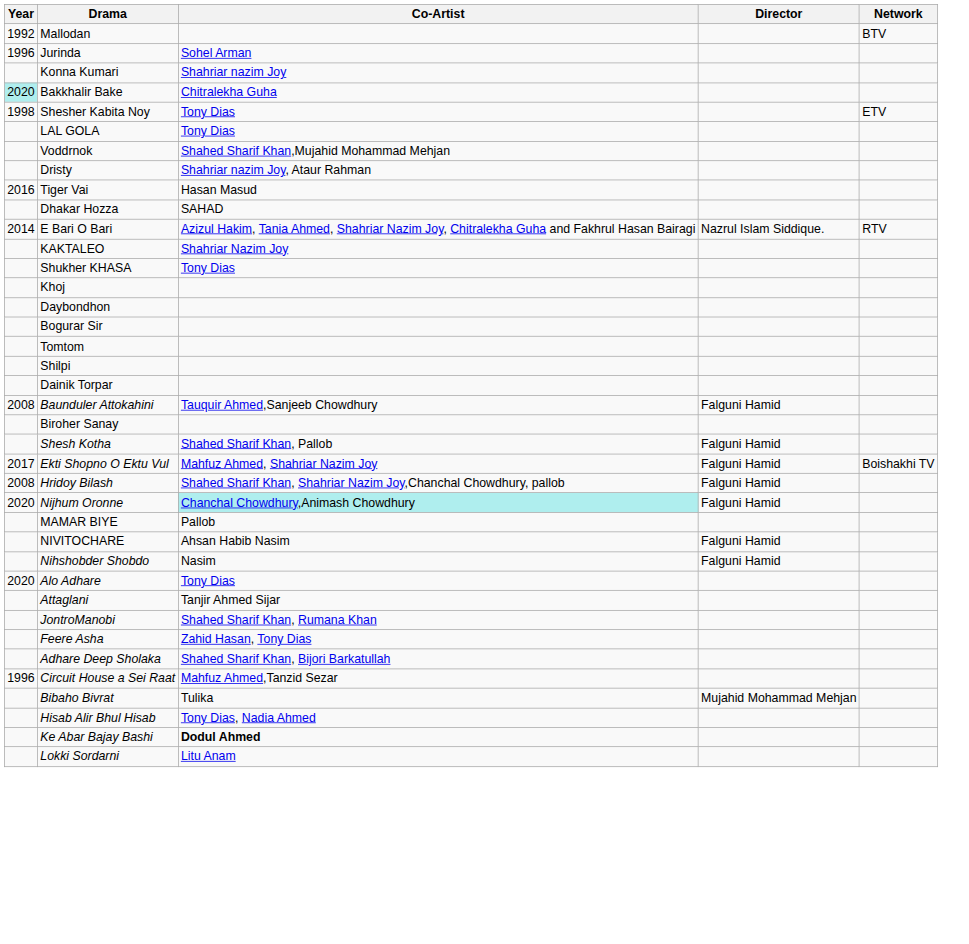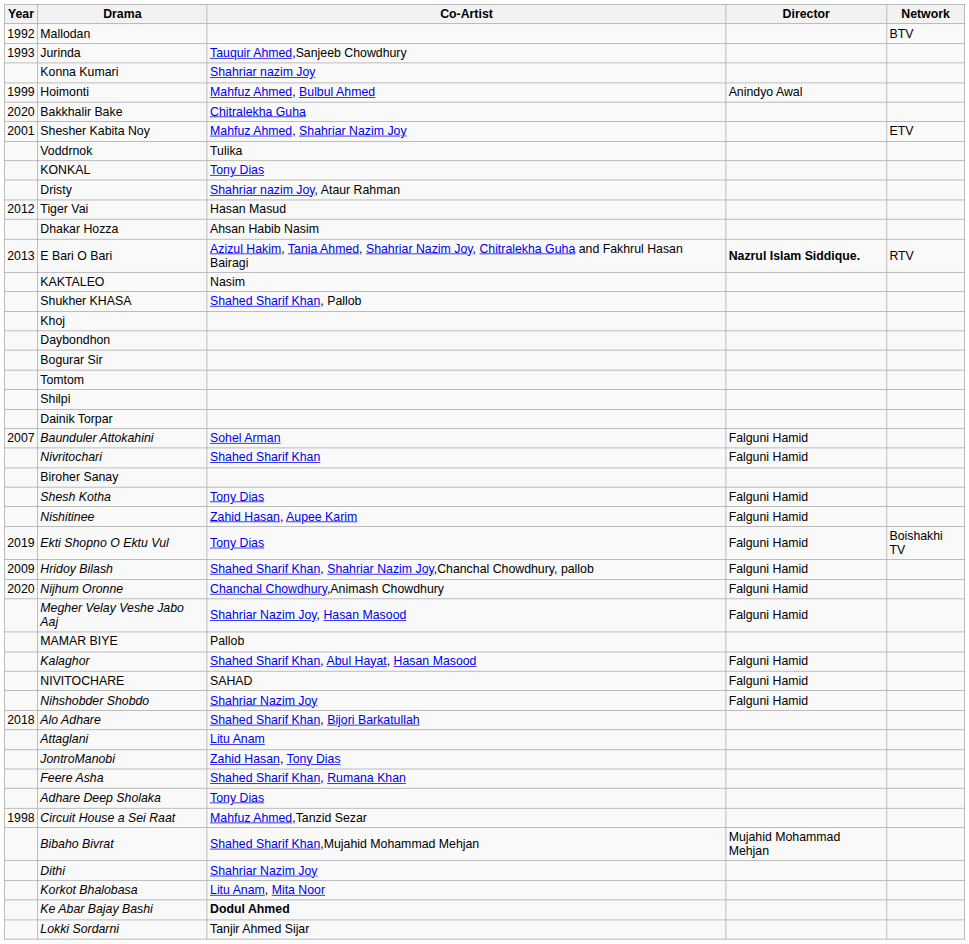(21, 53) 1996 -> (21, 53) 1993
(216, 53) Sohel Arman -> (308, 53) Tauquir Ahmed,Sanjeeb Chowdhury
+ row: (65, 92)
(21, 92) paleturquoise background -> (21, 111) no background
(21, 111) 1998 -> (21, 131) 2001
(208, 111) Tony Dias -> (308, 131) Mahfuz Ahmed, Shahriar Nazim Joy
- row: (70, 131)
(315, 151) Shahed Sharif Khan,Mujahid Mohammad Mehjan -> (226, 151) Tulika
+ row: (65, 170)
(21, 190) 2016 -> (21, 209) 2012
(202, 209) SAHAD -> (264, 229) Ahsan Habib Nasim
(21, 229) 2014 -> (21, 255) 2013
(763, 229) normal -> (794, 255) bold
(235, 248) Shahriar Nazim Joy -> (227, 282) Nasim
(208, 268) Tony Dias -> (286, 301) Shahed Sharif Khan, Pallob
(21, 405) 2008 -> (21, 438) 2007
(279, 405) Tauquir Ahmed,Sanjeeb Chowdhury -> (245, 438) Sohel Arman
+ row: (71, 457)
(257, 444) Shahed Sharif Khan, Pallob -> (237, 497) Tony Dias
+ row: (67, 516)
(21, 463) 2017 -> (21, 543) 2019
(279, 463) Mahfuz Ahmed, Shahriar Nazim Joy -> (237, 543) Tony Dias
(21, 483) 2008 -> (21, 569) 2009
(298, 502) paleturquoise background -> (327, 589) no background
+ row: (112, 615)
+ row: (65, 661)
(235, 541) Ahsan Habib Nasim -> (231, 681) SAHAD
(198, 561) Nasim -> (264, 700) Shahriar Nazim Joy
(21, 580) 2020 -> (21, 720) 2018
(208, 580) Tony Dias -> (315, 720) Shahed Sharif Khan, Bijori Barkatullah
(231, 600) Tanjir Ahmed Sijar -> (237, 739) Litu Anam
(279, 619) Shahed Sharif Khan, Rumana Khan -> (275, 759) Zahid Hasan, Tony Dias
(246, 639) Zahid Hasan, Tony Dias -> (308, 778) Shahed Sharif Khan, Rumana Khan
(286, 659) Shahed Sharif Khan, Bijori Barkatullah -> (237, 798) Tony Dias
(21, 678) 1996 -> (21, 817) 1998
(197, 698) Tulika -> (345, 844) Shahed Sharif Khan,Mujahid Mohammad Mehjan
+ row: (53, 870)
+ row: (89, 890)
- row: (98, 717)
(208, 756) Litu Anam -> (260, 929) Tanjir Ahmed Sijar
